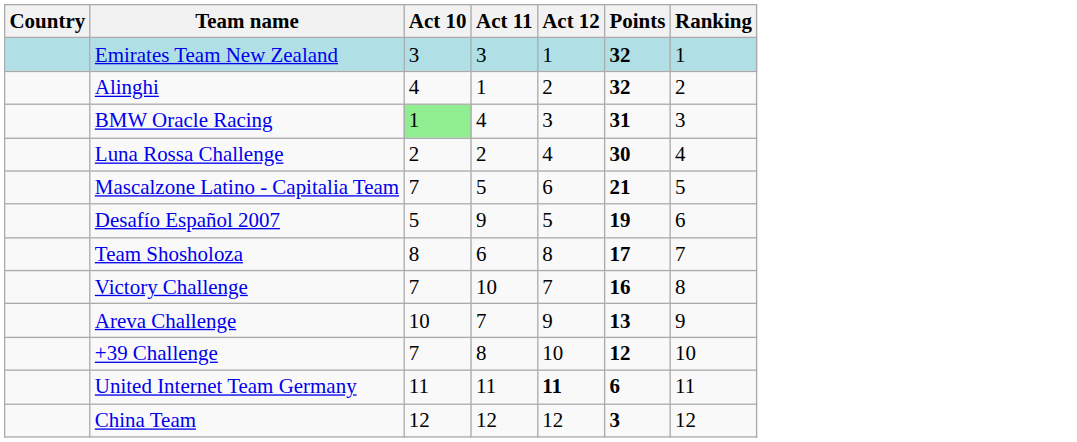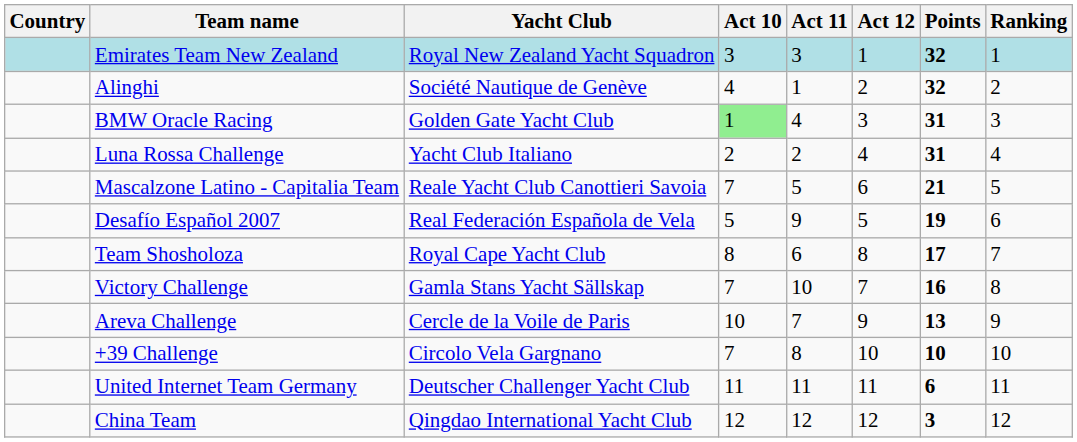+ column: (562, 21)
(620, 154) 30 -> (935, 154) 31
(620, 353) 12 -> (935, 353) 10
(552, 386) bold -> (868, 386) normal
